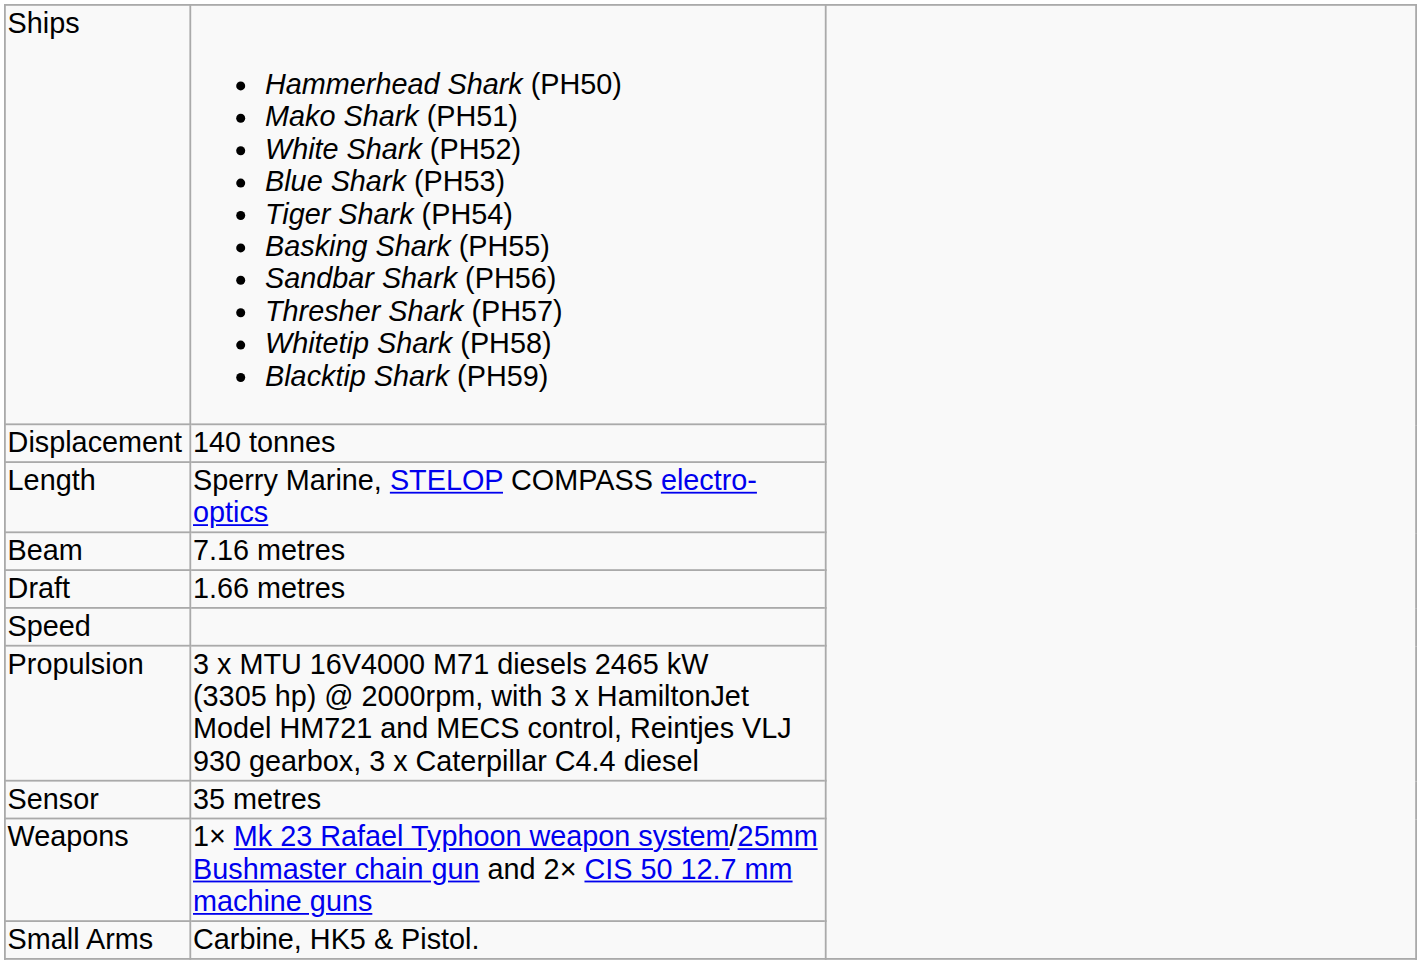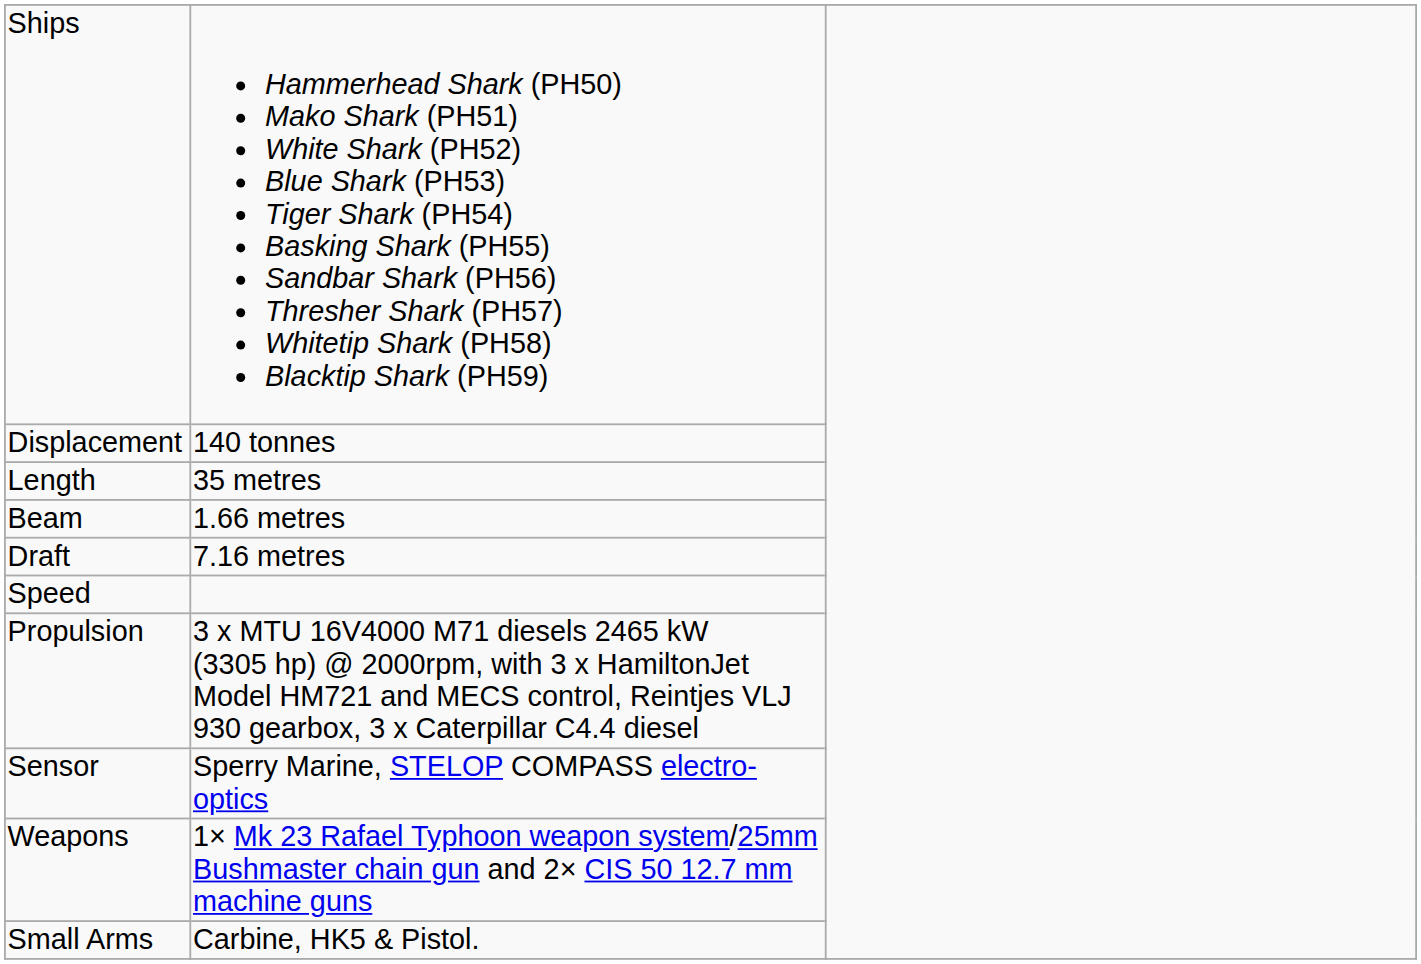(475, 496) Sperry Marine, STELOP COMPASS electro-optics -> (257, 480) 35 metres
(269, 550) 7.16 metres -> (269, 518) 1.66 metres
(269, 588) 1.66 metres -> (269, 556) 7.16 metres
(257, 799) 35 metres -> (475, 782) Sperry Marine, STELOP COMPASS electro-optics
